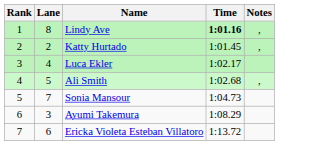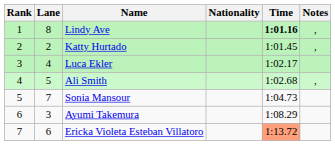+ column: (234, 13)
(225, 132) no background -> (281, 132) lightsalmon background
